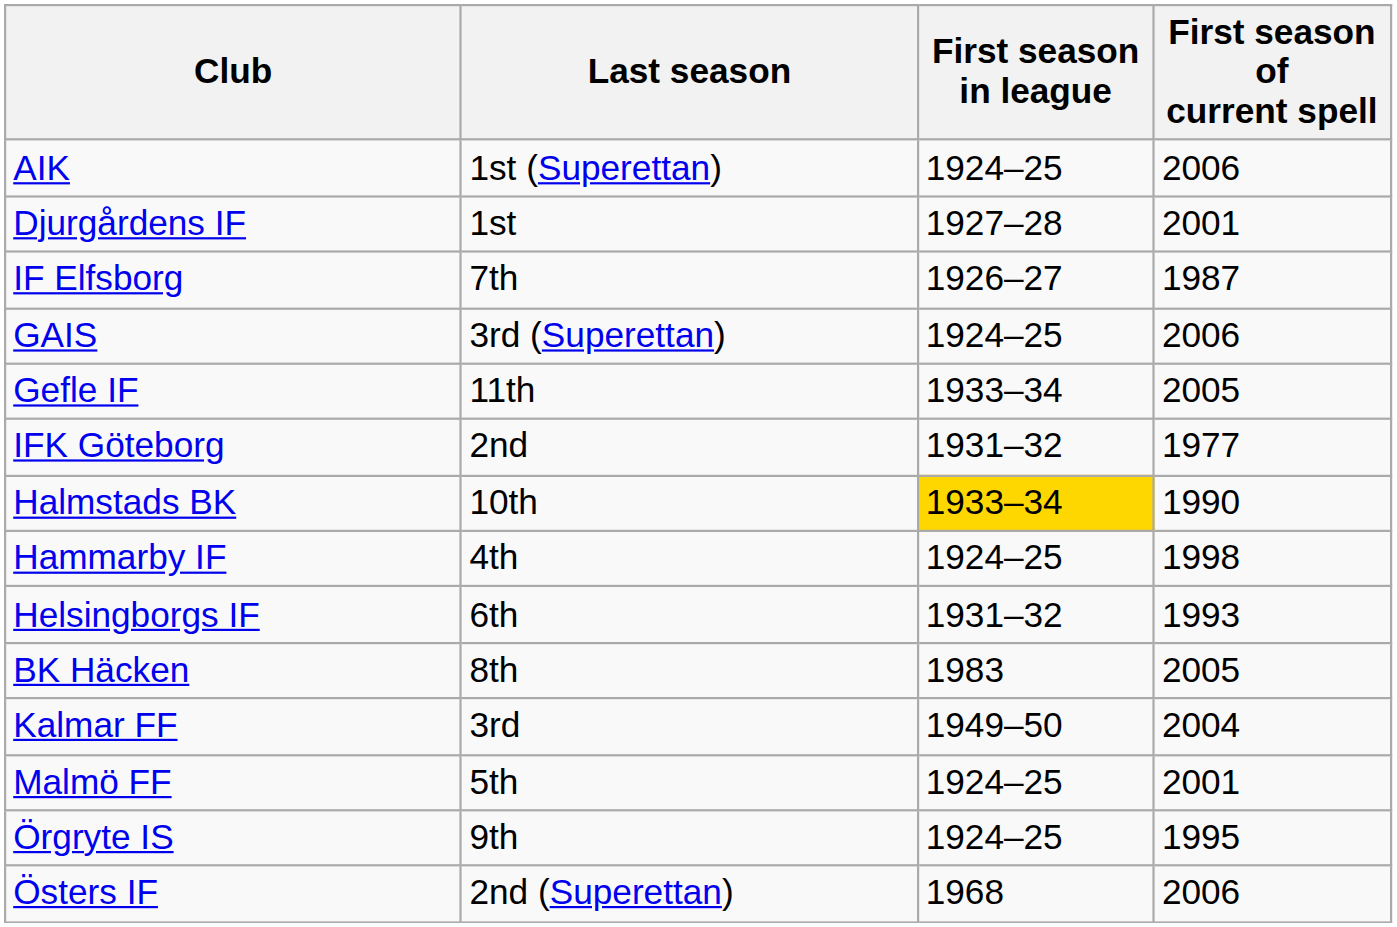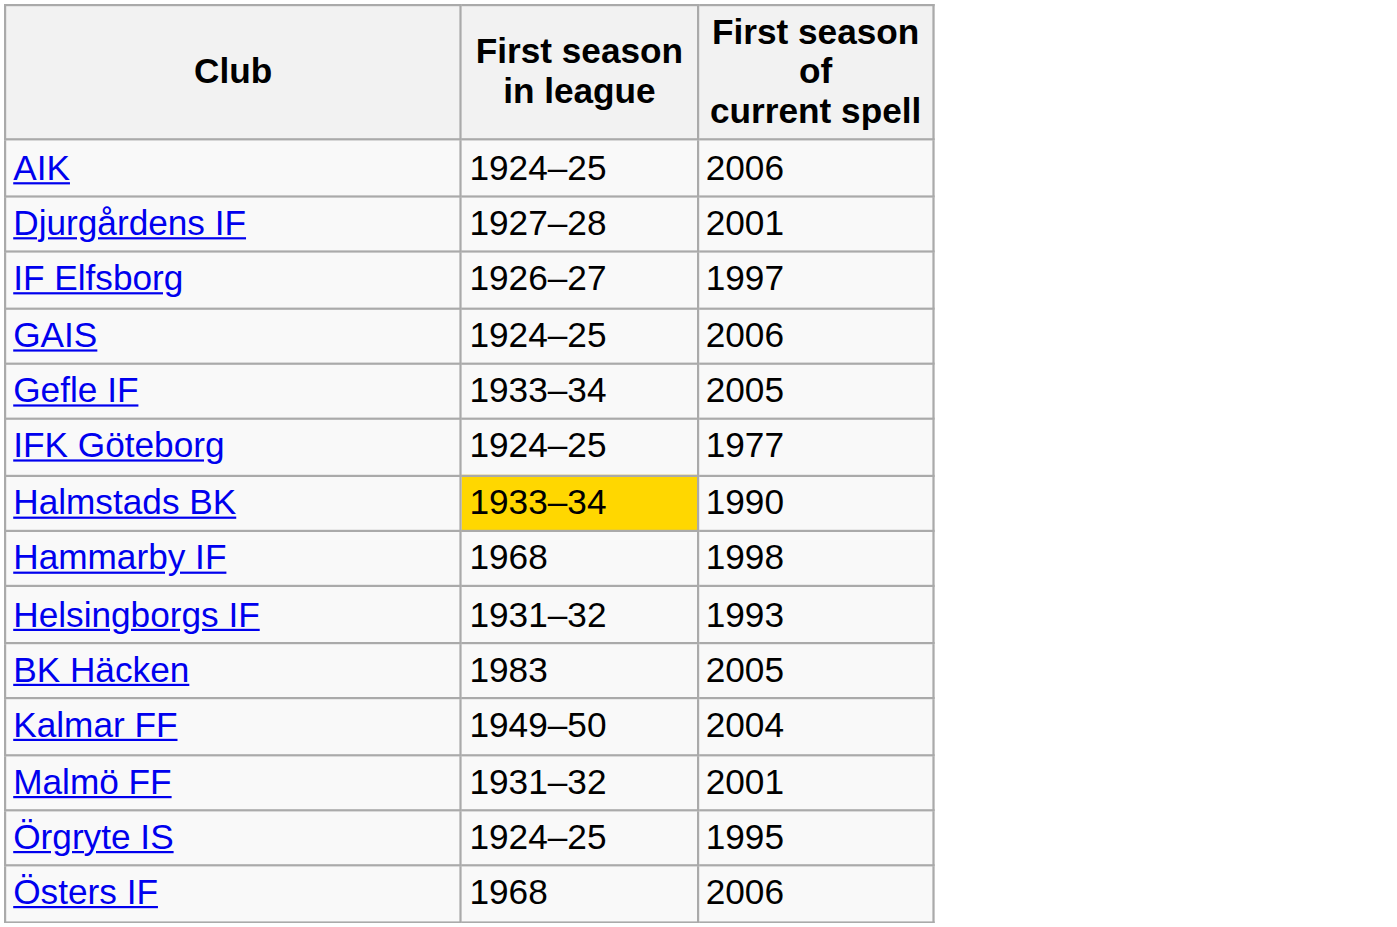- column: (689, 72)
(1201, 279) 1987 -> (745, 279) 1997
(994, 446) 1931–32 -> (538, 446) 1924–25
(994, 558) 1924–25 -> (509, 558) 1968
(994, 781) 1924–25 -> (538, 781) 1931–32
